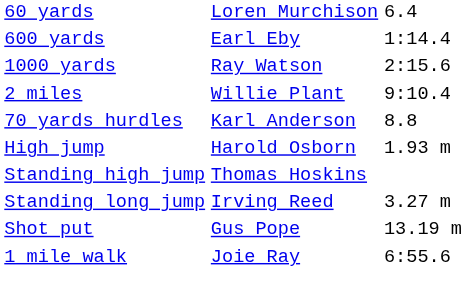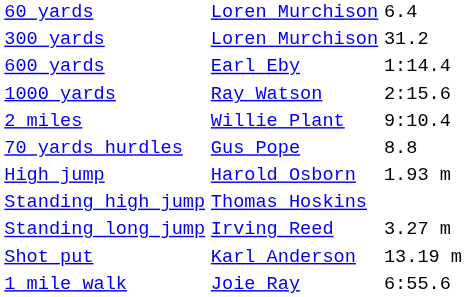+ row: (54, 39)
(283, 121) Karl Anderson -> (255, 148) Gus Pope
(255, 229) Gus Pope -> (283, 257) Karl Anderson
